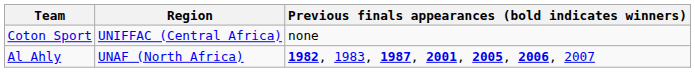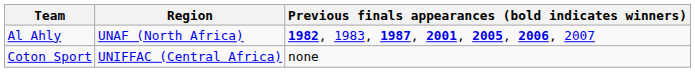rows swapped: (34, 56) <-> (50, 36)
